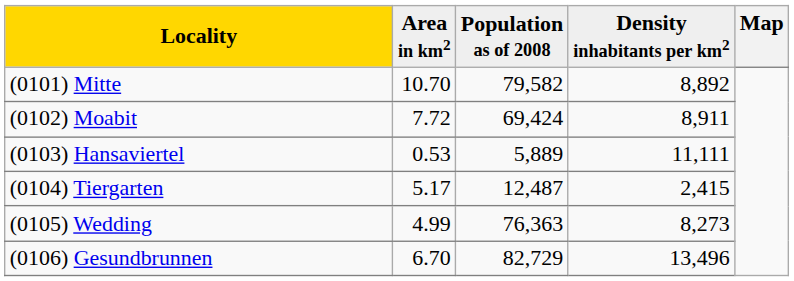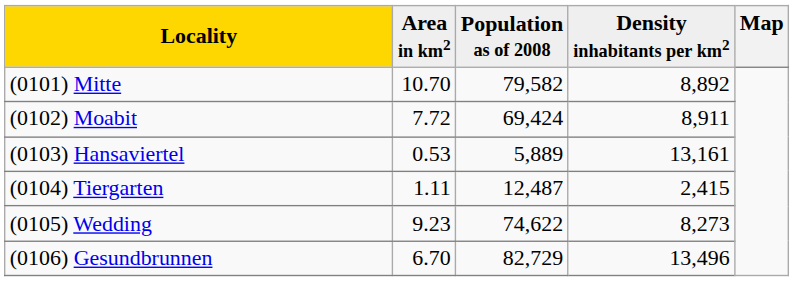(701, 153) 11,111 -> (700, 153) 13,161
(432, 188) 5.17 -> (432, 188) 1.11
(432, 223) 4.99 -> (432, 223) 9.23
(533, 223) 76,363 -> (533, 223) 74,622
